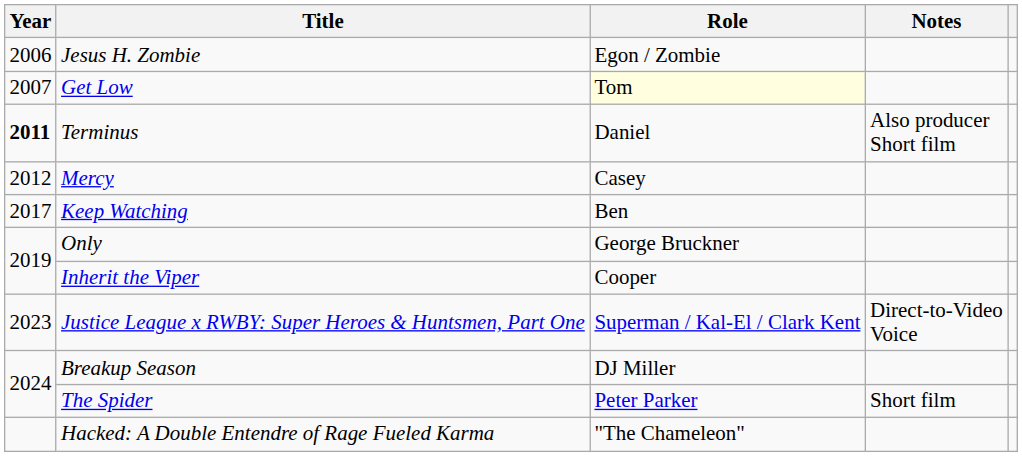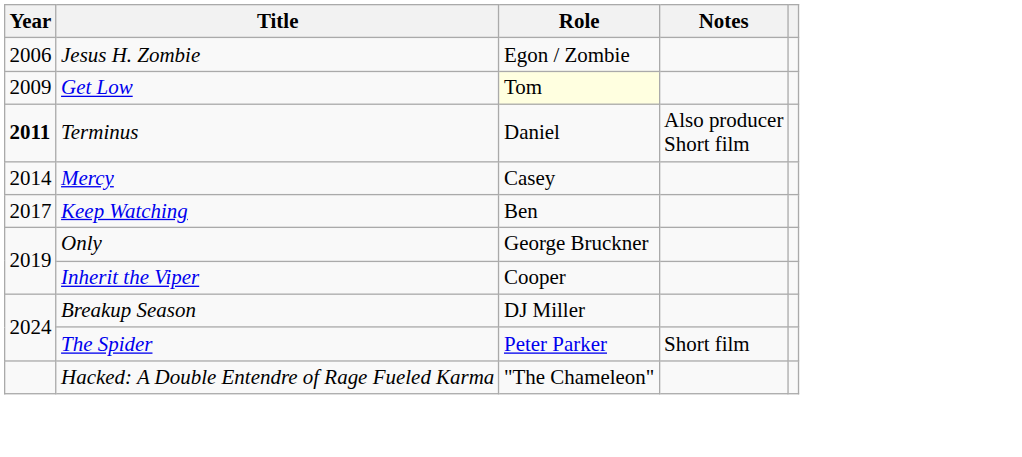(30, 87) 2007 -> (30, 87) 2009
(30, 177) 2012 -> (30, 177) 2014
- row: (323, 322)
